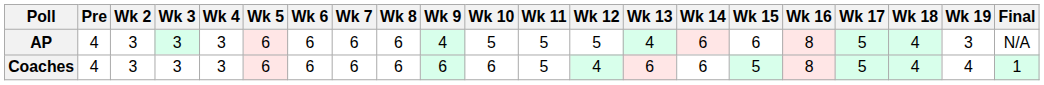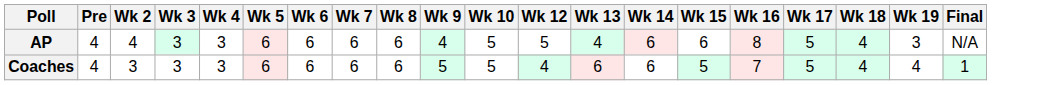- column: (544, 17)
(133, 42) 3 -> (133, 42) 4
(443, 67) 6 -> (443, 67) 5
(491, 67) 6 -> (491, 67) 5
(809, 67) 8 -> (757, 67) 7
